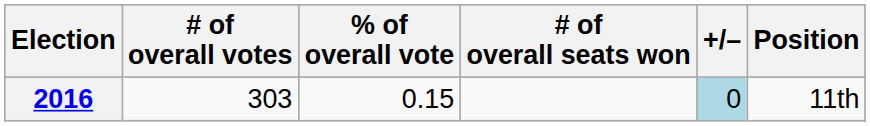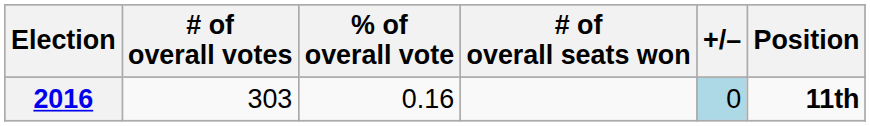(428, 98) 0.15 -> (428, 98) 0.16
(834, 98) normal -> (833, 98) bold
